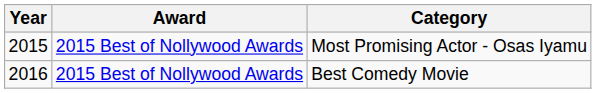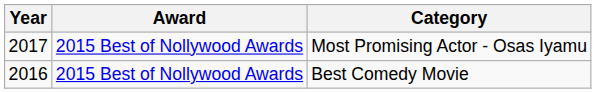(28, 46) 2015 -> (28, 46) 2017
